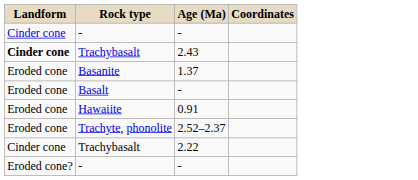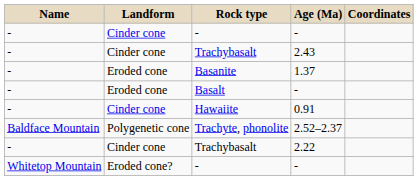+ column: (54, 14)
(38, 52) bold -> (136, 52) normal
(37, 109) Eroded cone -> (136, 109) Cinder cone
(37, 128) Eroded cone -> (148, 128) Polygenetic cone
